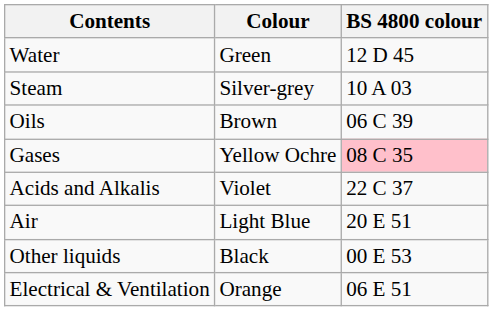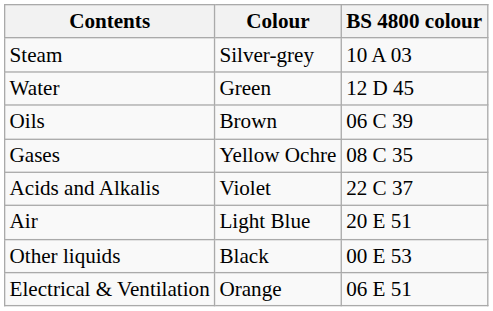rows swapped: (34, 54) <-> (36, 88)
(380, 155) pink background -> (380, 155) no background
